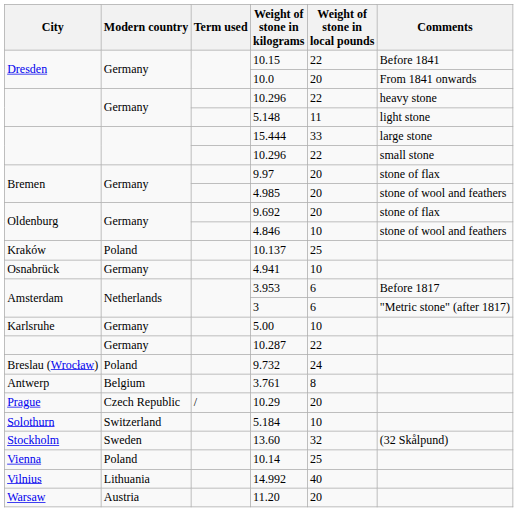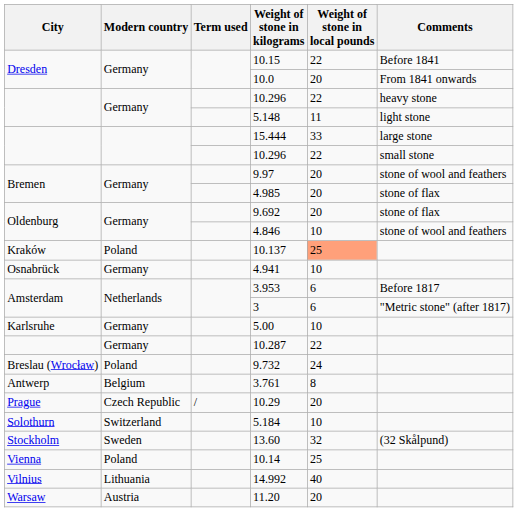(410, 174) stone of flax -> (443, 174) stone of wool and feathers
(443, 193) stone of wool and feathers -> (410, 193) stone of flax
(316, 250) no background -> (316, 250) lightsalmon background
